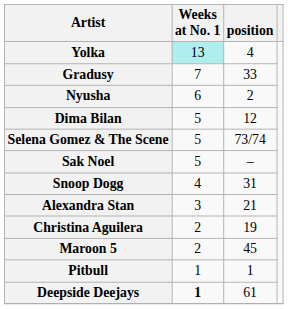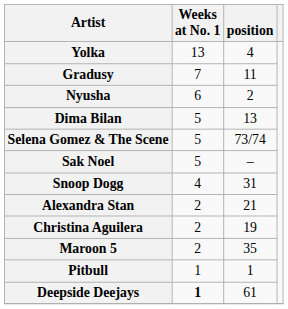(198, 52) paleturquoise background -> (198, 52) no background
(250, 74) 33 -> (250, 74) 11
(250, 118) 12 -> (250, 118) 13
(198, 205) 3 -> (198, 205) 2
(250, 249) 45 -> (250, 249) 35
